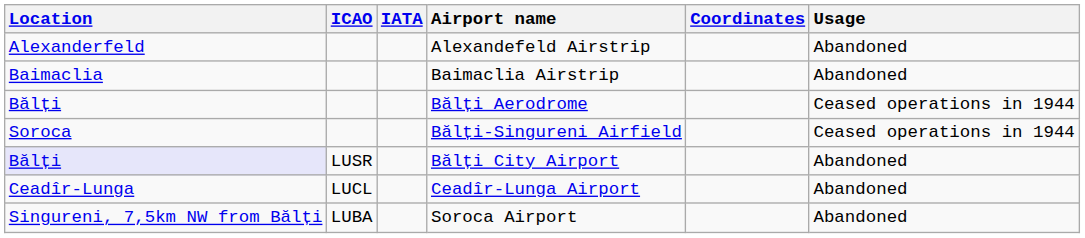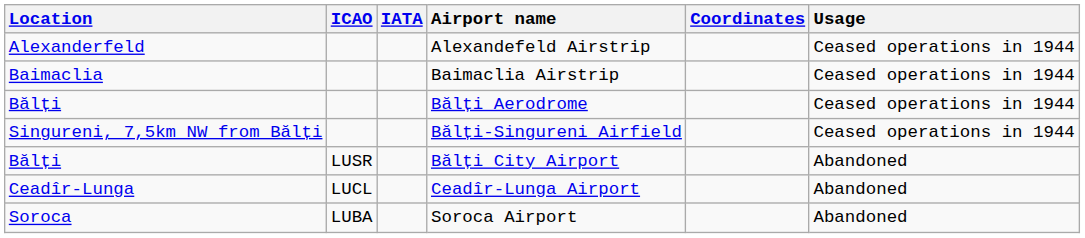(861, 47) Abandoned -> (944, 47) Ceased operations in 1944
(861, 76) Abandoned -> (944, 76) Ceased operations in 1944
(40, 132) Soroca -> (166, 132) Singureni, 7,5km NW from Bălți
(35, 161) lavender background -> (35, 161) no background
(166, 218) Singureni, 7,5km NW from Bălți -> (40, 218) Soroca
